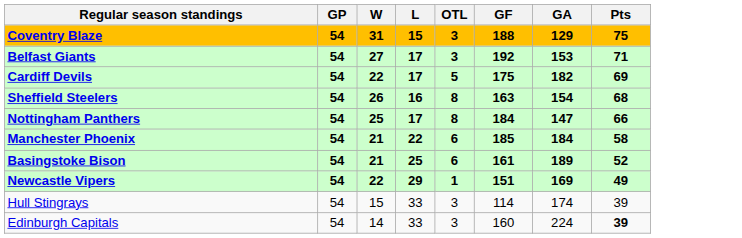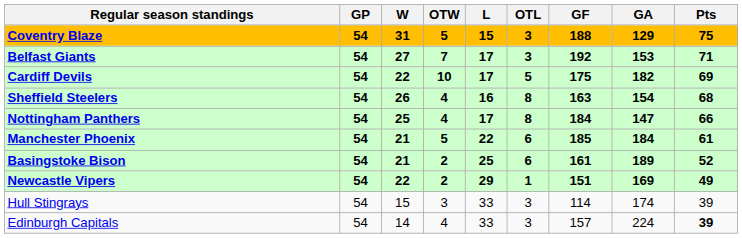+ column: (444, 14)
(621, 139) 58 -> (706, 139) 61
(503, 222) 160 -> (580, 222) 157
